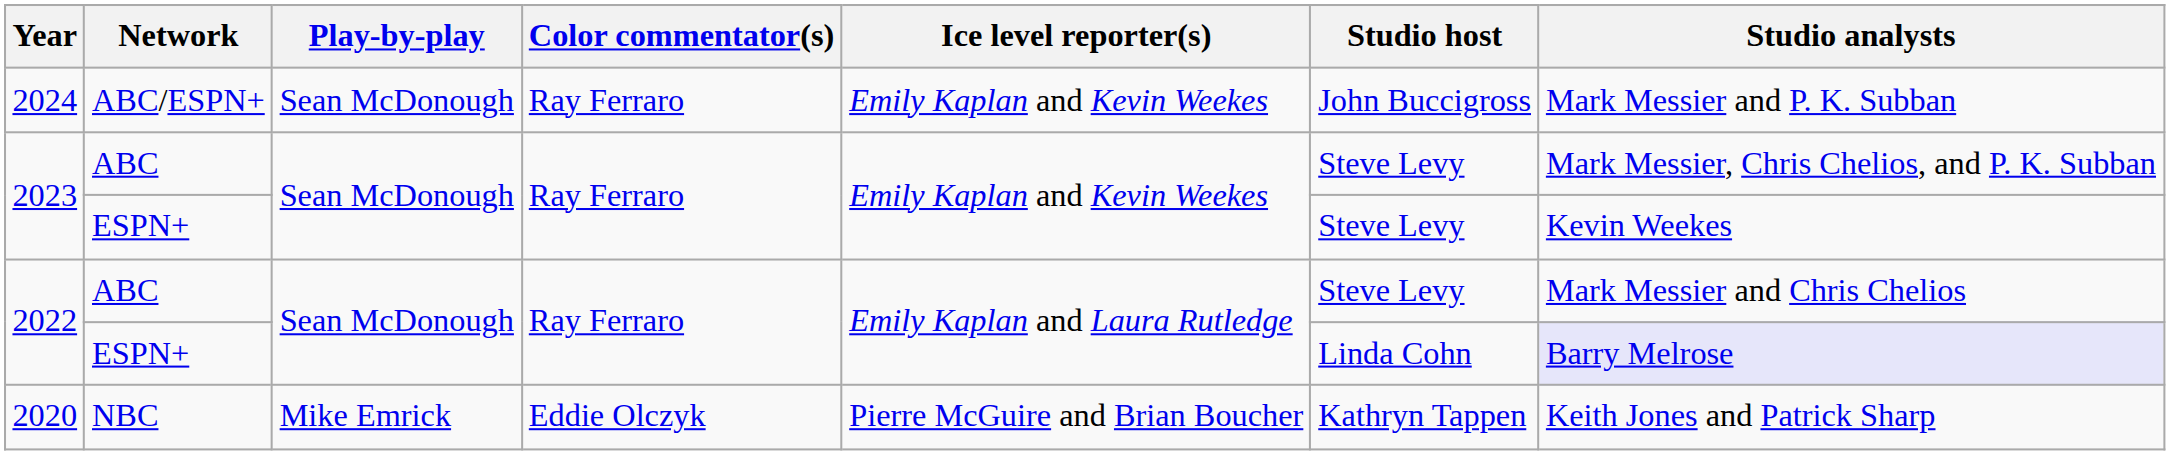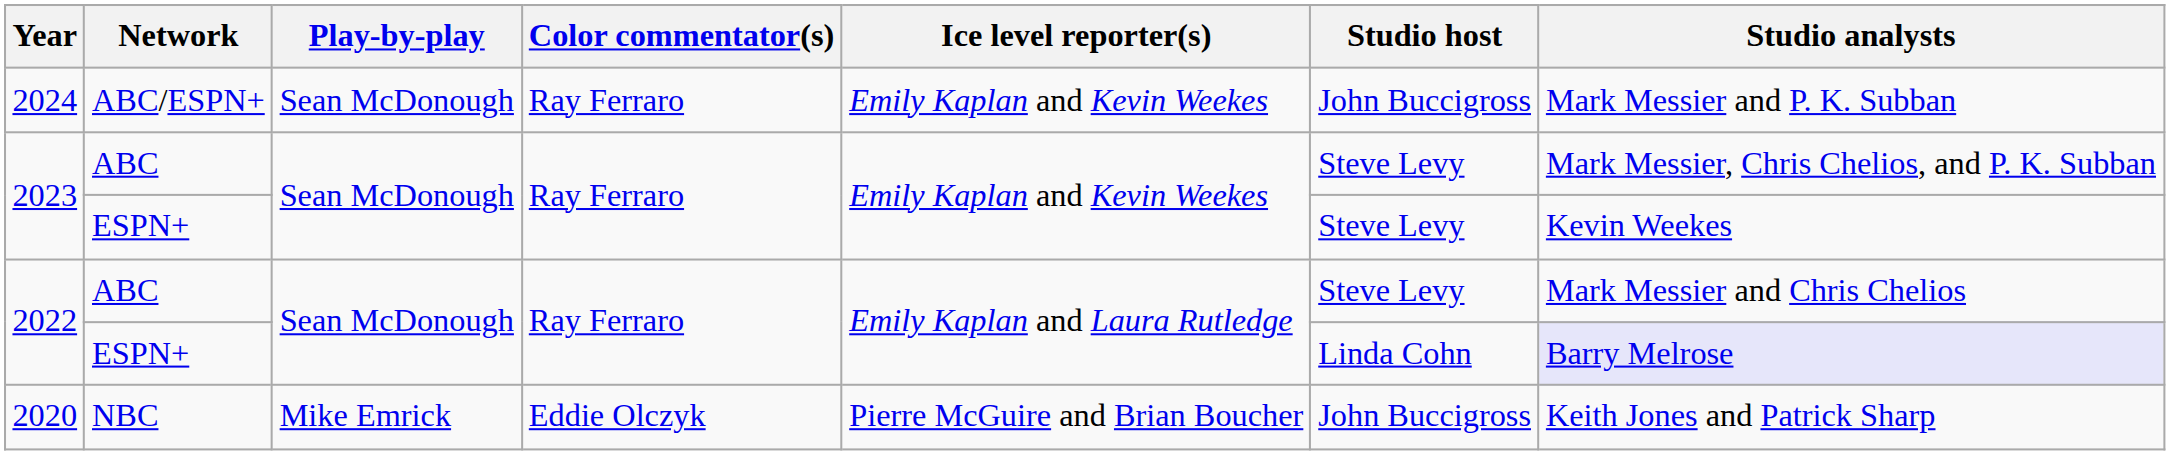(1422, 416) Kathryn Tappen -> (1425, 416) John Buccigross
